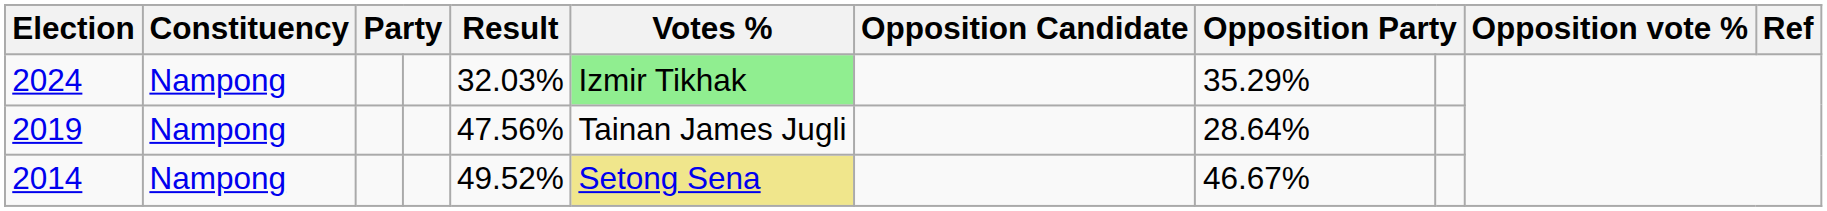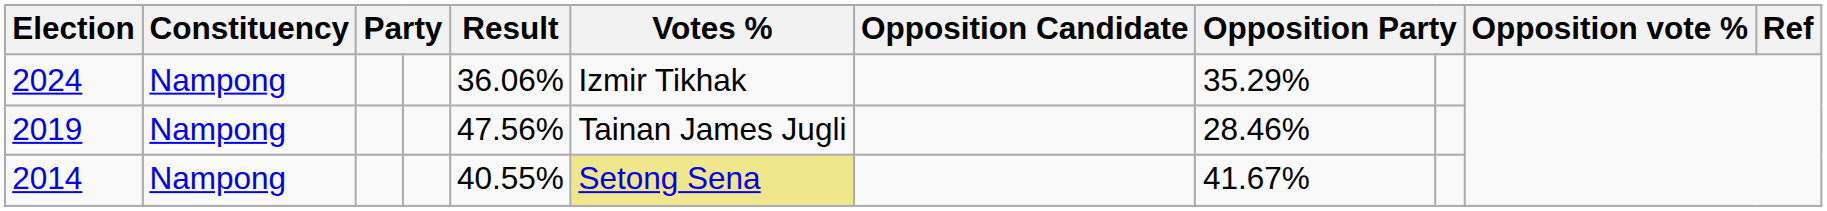(510, 79) 32.03% -> (510, 79) 36.06%
(662, 79) lightgreen background -> (662, 79) no background
(1256, 129) 28.64% -> (1256, 129) 28.46%
(510, 179) 49.52% -> (510, 179) 40.55%
(1256, 179) 46.67% -> (1256, 179) 41.67%
